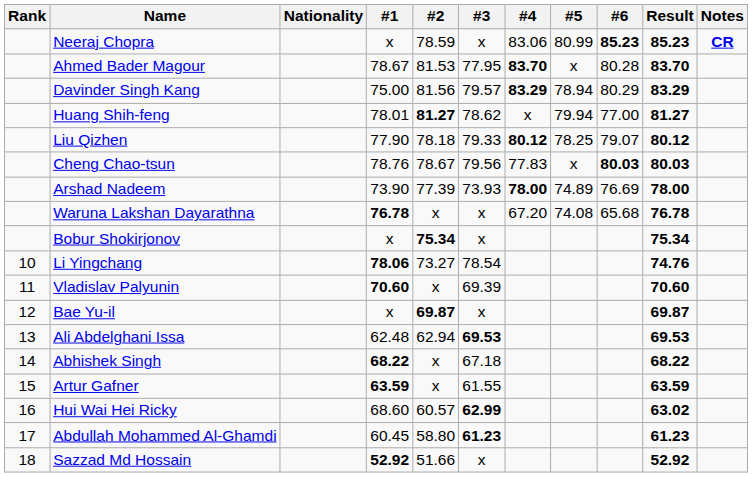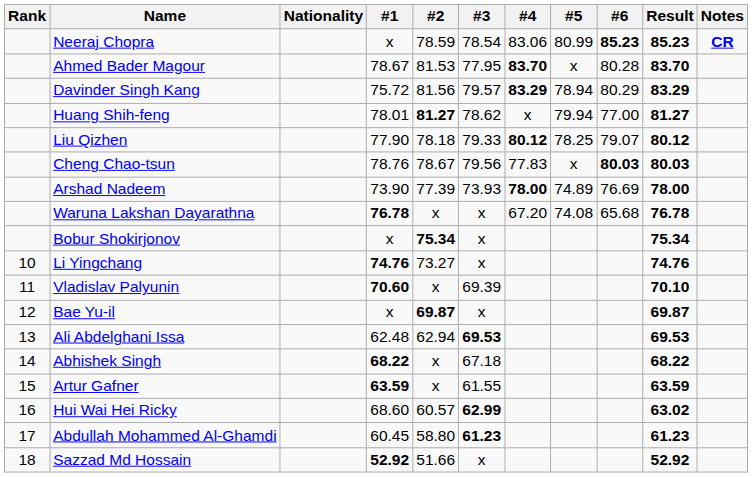(482, 41) x -> (482, 41) 78.54
(390, 90) 75.00 -> (390, 90) 75.72
(390, 262) 78.06 -> (390, 262) 74.76
(482, 262) 78.54 -> (482, 262) x
(670, 287) 70.60 -> (670, 287) 70.10
